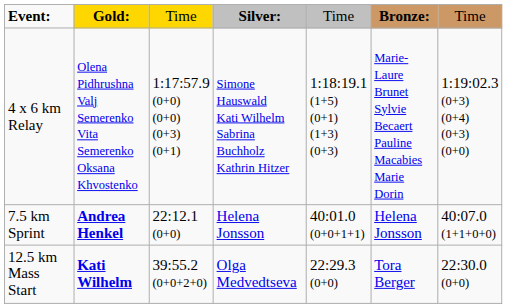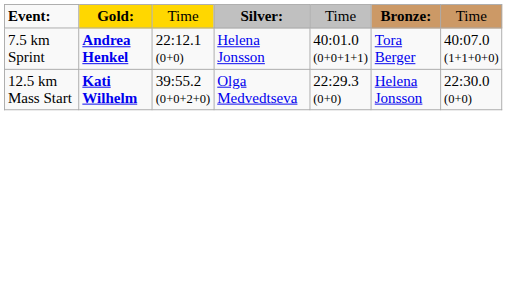- row: (34, 116)
(398, 224) Helena Jonsson -> (395, 48) Tora Berger
(395, 274) Tora Berger -> (399, 89) Helena Jonsson
